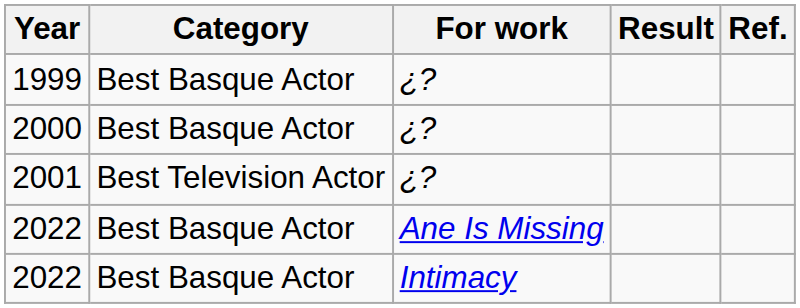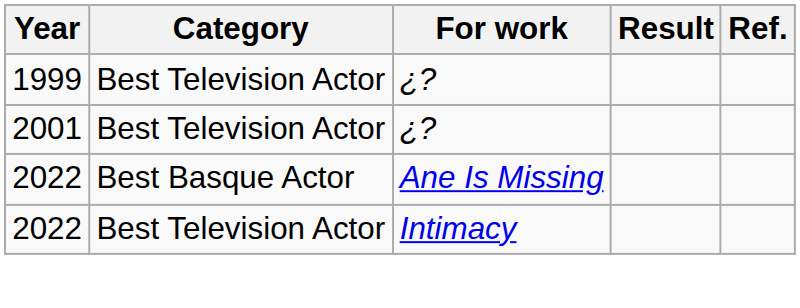(225, 79) Best Basque Actor -> (241, 79) Best Television Actor
- row: (47, 128)
(225, 278) Best Basque Actor -> (241, 228) Best Television Actor
